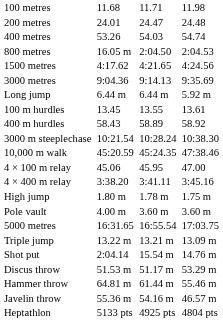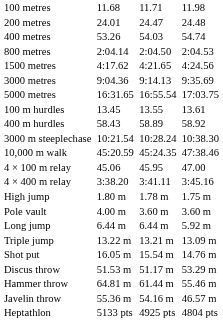(114, 51) 16.05 m -> (113, 51) 2:04.14
rows swapped: (30, 225) <-> (27, 95)
(113, 254) 2:04.14 -> (114, 254) 16.05 m
